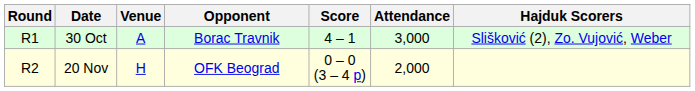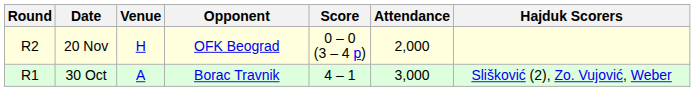rows swapped: (86, 38) <-> (86, 68)
